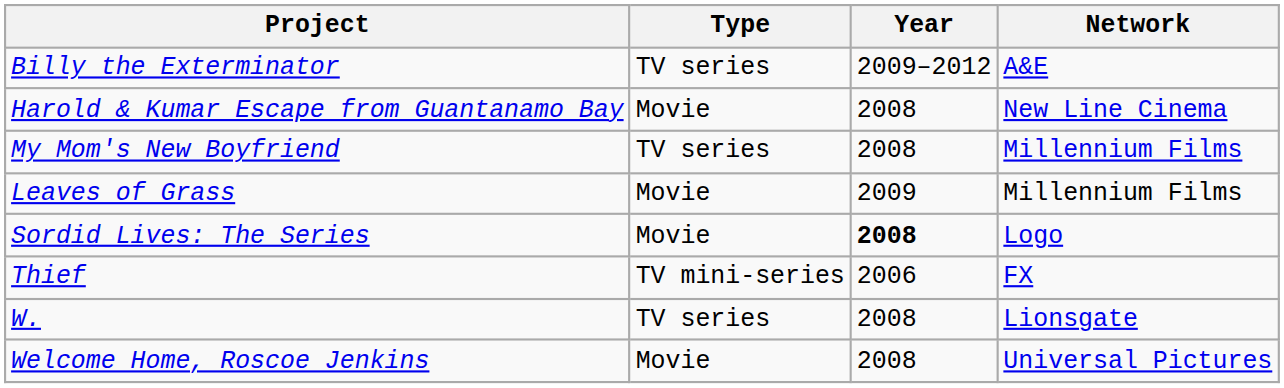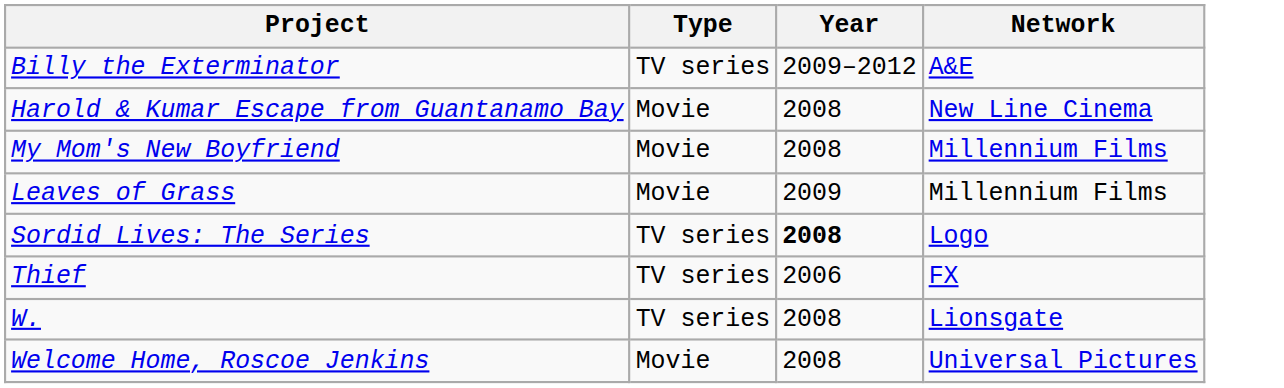(703, 151) TV series -> (673, 151) Movie
(673, 235) Movie -> (703, 235) TV series
(740, 277) TV mini-series -> (703, 277) TV series
